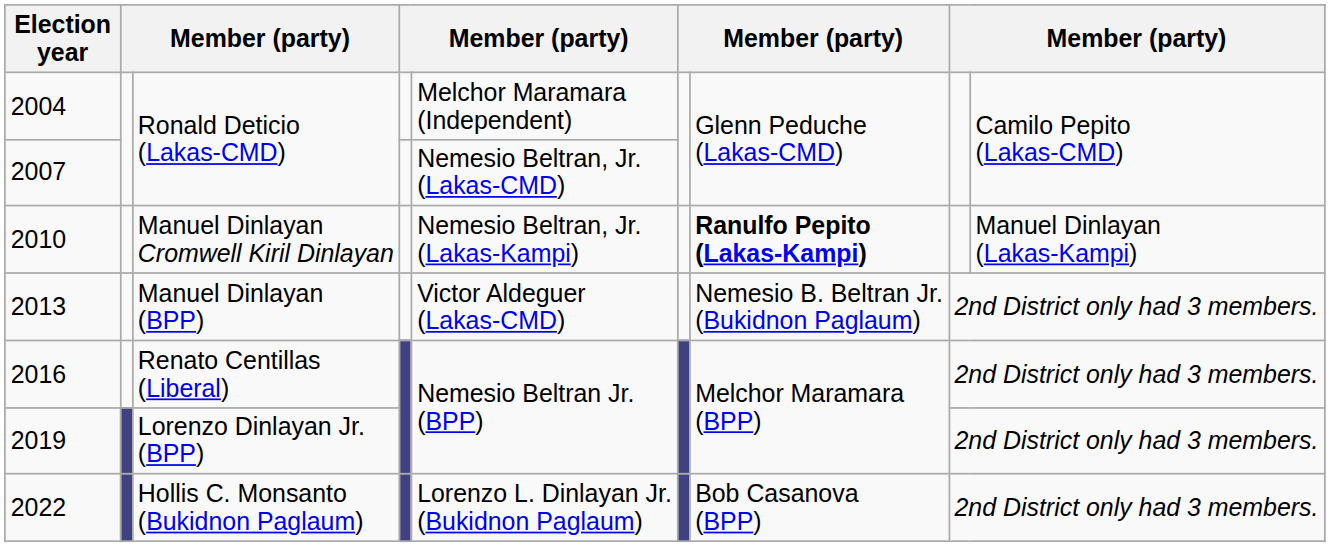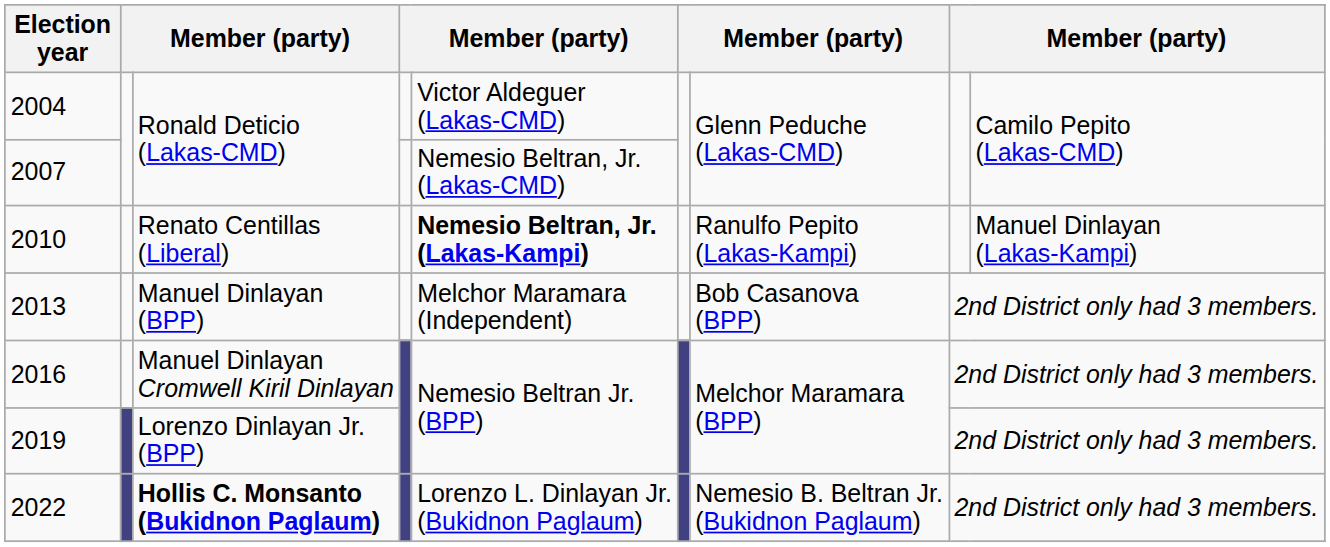(522, 106) Melchor Maramara (Independent) -> (501, 106) Victor Aldeguer (Lakas-CMD)
(266, 240) Manuel Dinlayan Cromwell Kiril Dinlayan -> (229, 240) Renato Centillas (Liberal)
(529, 240) normal -> (537, 240) bold
(783, 240) bold -> (777, 240) normal
(501, 307) Victor Aldeguer (Lakas-CMD) -> (522, 307) Melchor Maramara (Independent)
(819, 307) Nemesio B. Beltran Jr. (Bukidnon Paglaum) -> (777, 307) Bob Casanova (BPP)
(229, 374) Renato Centillas (Liberal) -> (266, 374) Manuel Dinlayan Cromwell Kiril Dinlayan
(251, 508) normal -> (259, 508) bold
(777, 508) Bob Casanova (BPP) -> (819, 508) Nemesio B. Beltran Jr. (Bukidnon Paglaum)
